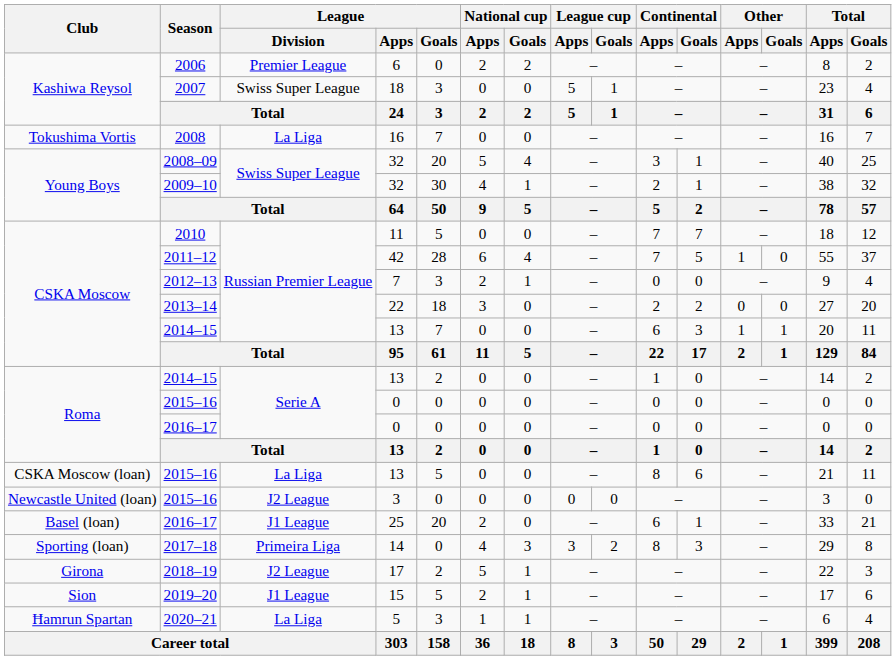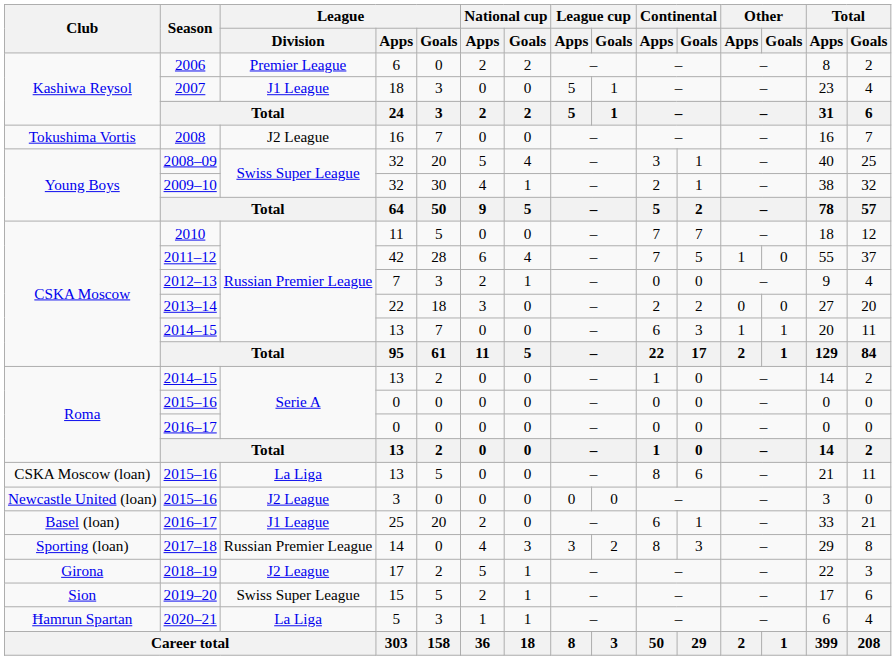(298, 88) Swiss Super League -> (298, 88) J1 League
(298, 137) La Liga -> (298, 137) J2 League
(298, 546) Primeira Liga -> (298, 546) Russian Premier League
(298, 595) J1 League -> (298, 595) Swiss Super League
